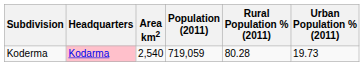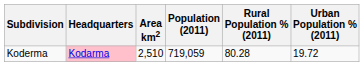(151, 53) 2,540 -> (151, 53) 2,510
(306, 53) 19.73 -> (306, 53) 19.72
